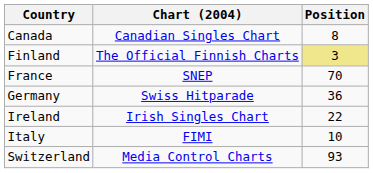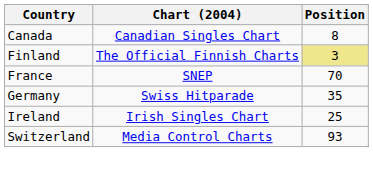(335, 96) 36 -> (335, 96) 35
(335, 116) 22 -> (335, 116) 25
- row: (26, 137)
